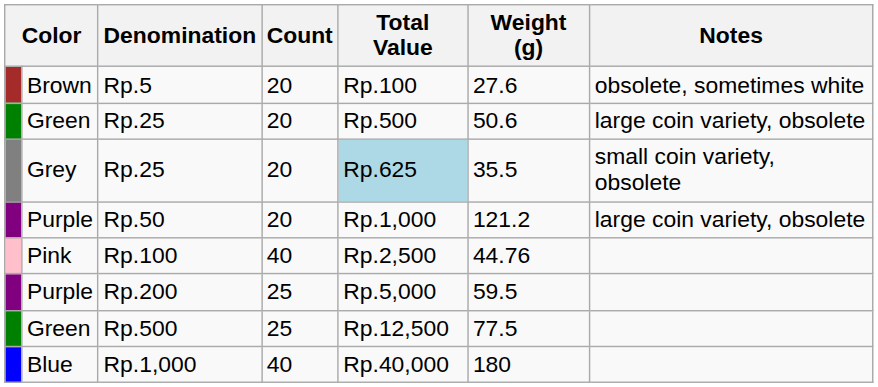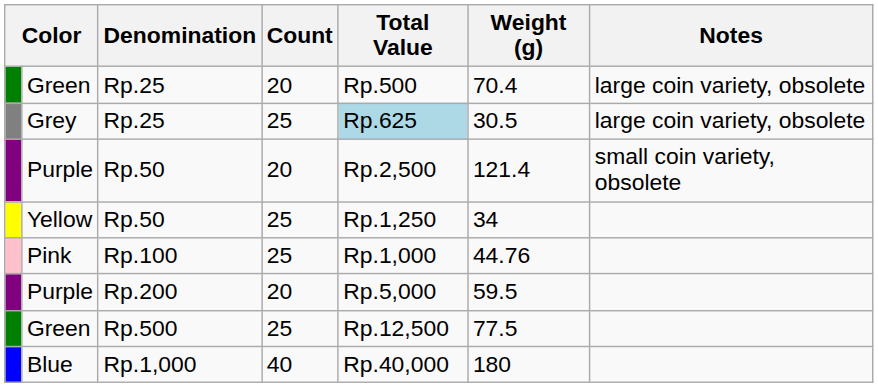- row: (59, 84)
(495, 120) 50.6 -> (495, 84) 70.4
(279, 170) 20 -> (279, 120) 25
(495, 170) 35.5 -> (495, 120) 30.5
(685, 170) small coin variety, obsolete -> (730, 120) large coin variety, obsolete
(390, 219) Rp.1,000 -> (390, 170) Rp.2,500
(502, 219) 121.2 -> (502, 170) 121.4
(730, 219) large coin variety, obsolete -> (685, 170) small coin variety, obsolete
+ row: (60, 219)
(279, 255) 40 -> (279, 255) 25
(390, 255) Rp.2,500 -> (390, 255) Rp.1,000
(279, 291) 25 -> (279, 291) 20
